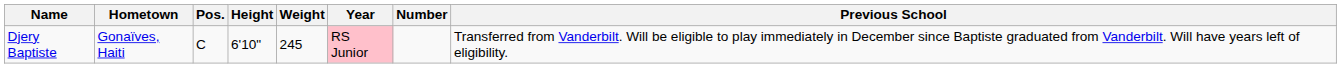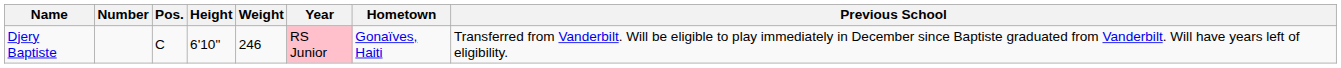columns swapped: (422, 15) <-> (144, 15)
(291, 44) 245 -> (250, 44) 246
